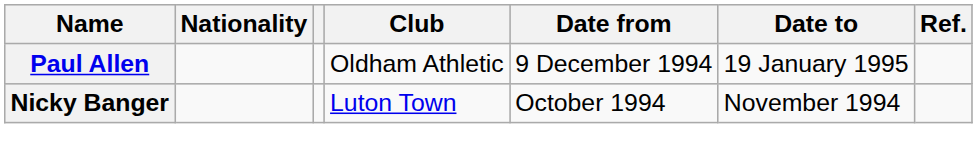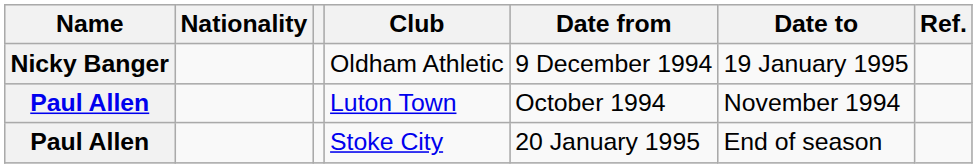(90, 63) Paul Allen -> (90, 63) Nicky Banger
(90, 102) Nicky Banger -> (90, 102) Paul Allen
+ row: (387, 142)
